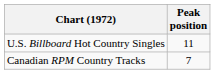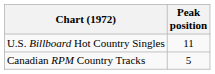(189, 60) 7 -> (189, 60) 5
